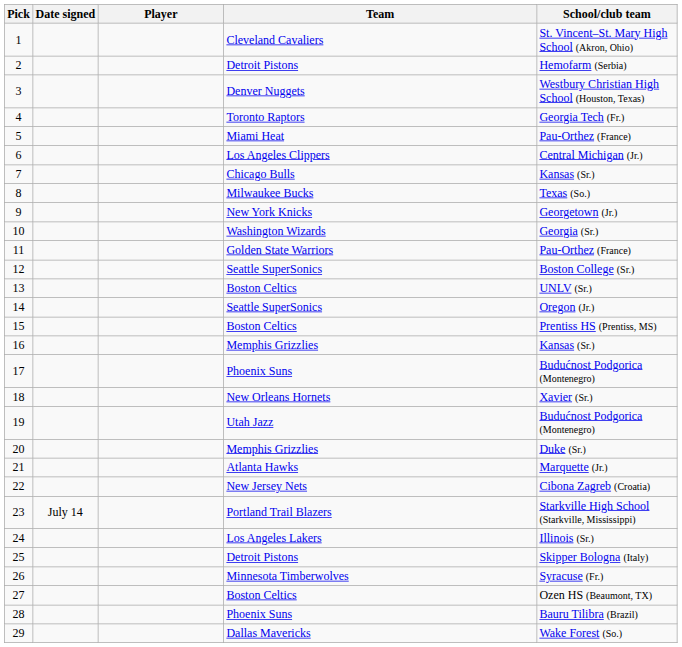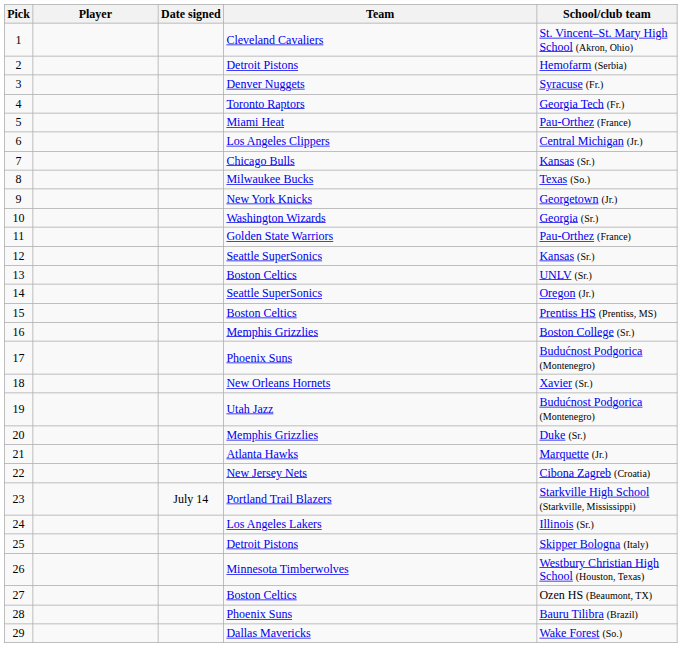columns swapped: (161, 14) <-> (65, 14)
(599, 91) Westbury Christian High School (Houston, Texas) -> (571, 84) Syracuse (Fr.)
(587, 269) Boston College (Sr.) -> (567, 255) Kansas (Sr.)
(567, 345) Kansas (Sr.) -> (587, 332) Boston College (Sr.)
(571, 576) Syracuse (Fr.) -> (599, 569) Westbury Christian High School (Houston, Texas)
